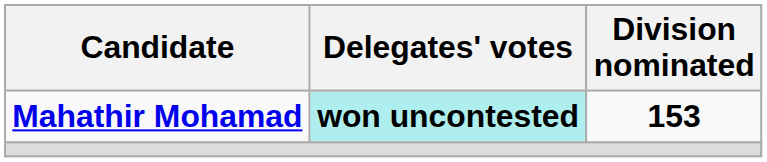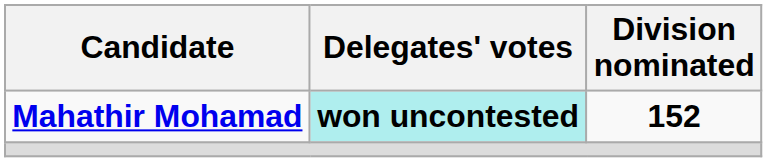(674, 116) 153 -> (674, 116) 152
